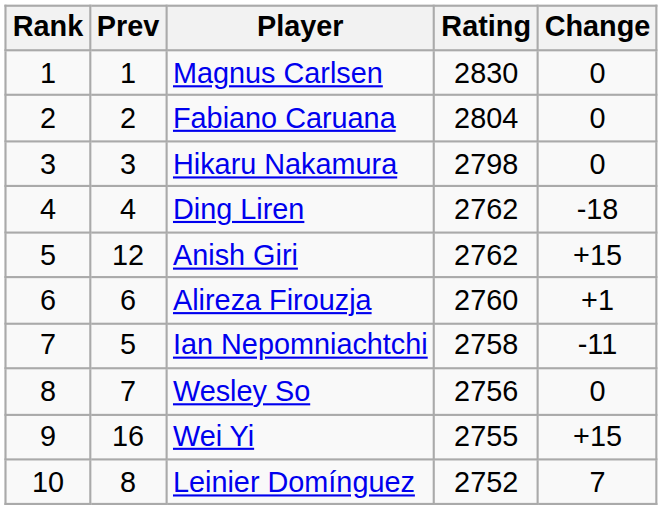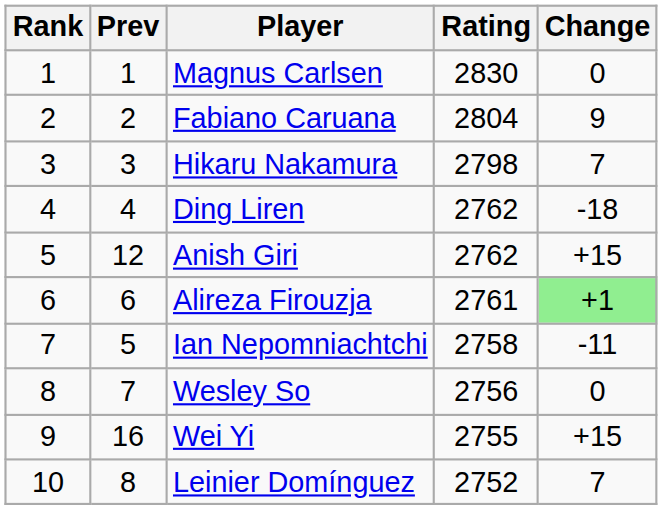(598, 118) 0 -> (598, 118) 9
(598, 164) 0 -> (598, 164) 7
(486, 300) 2760 -> (486, 300) 2761
(598, 300) no background -> (598, 300) lightgreen background
